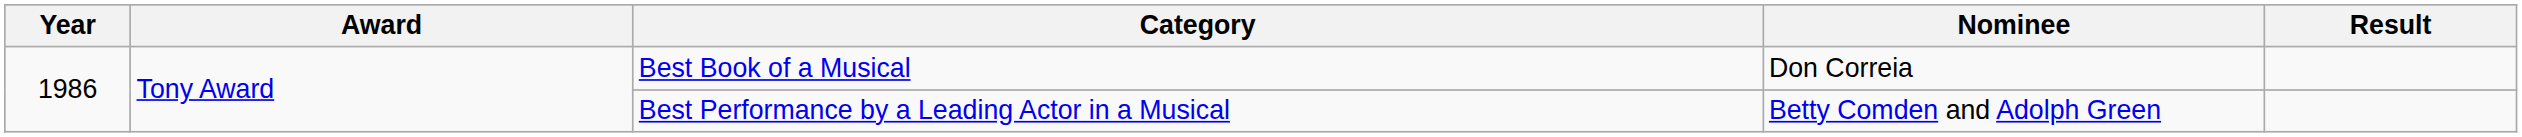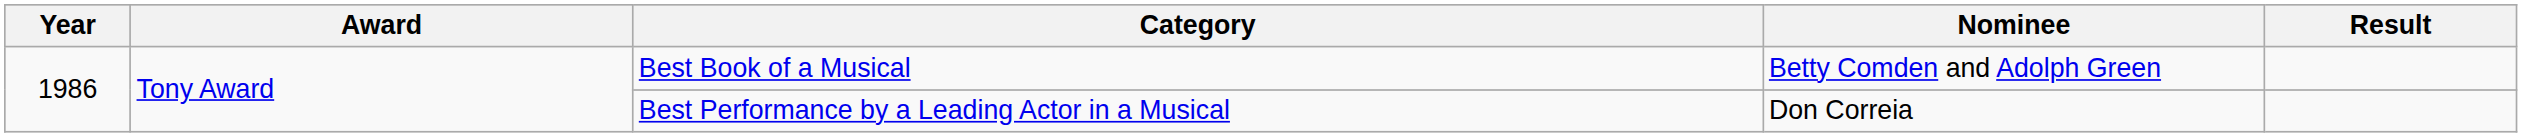(1841, 68) Don Correia -> (1965, 68) Betty Comden and Adolph Green
(1965, 110) Betty Comden and Adolph Green -> (1841, 110) Don Correia
